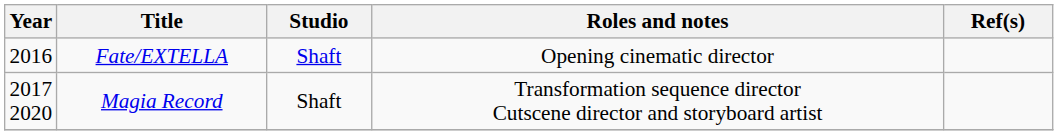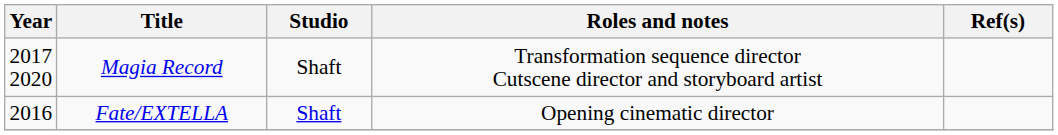rows swapped: (162, 55) <-> (162, 100)
